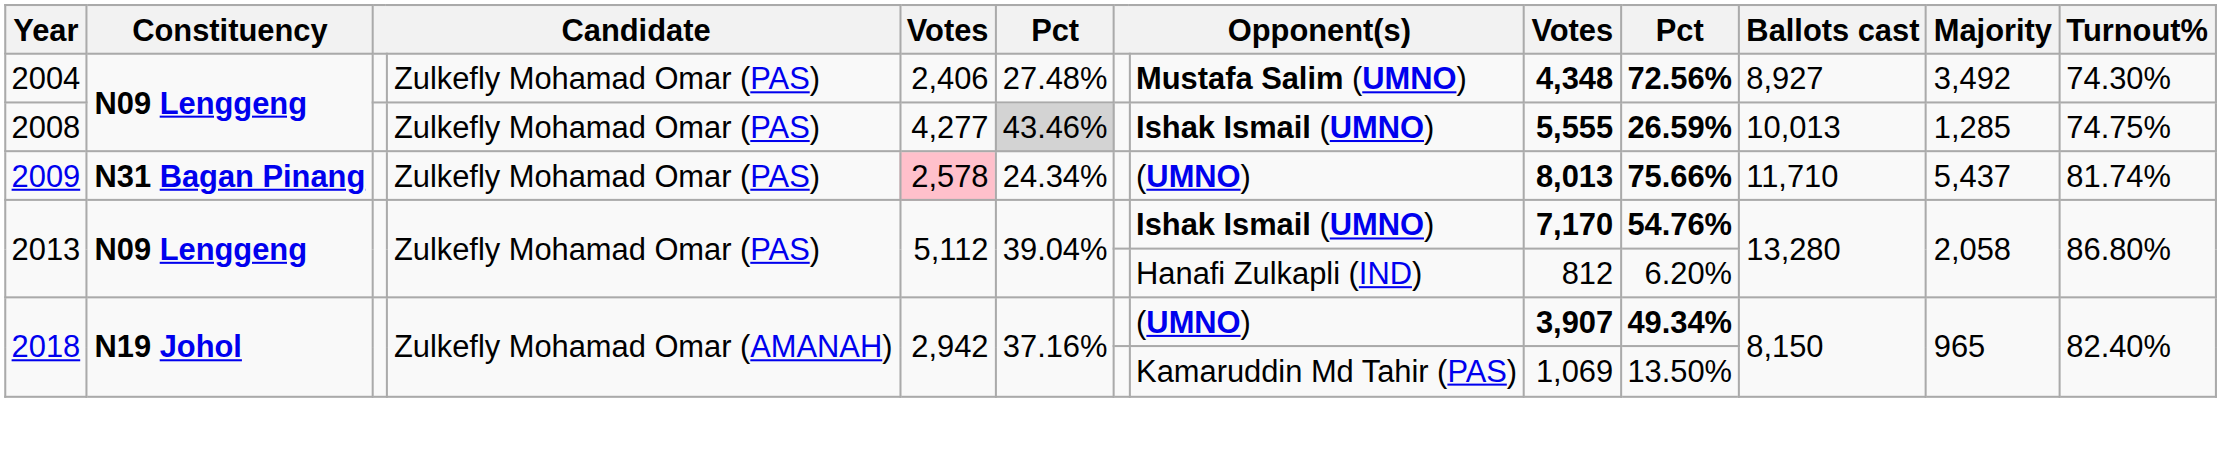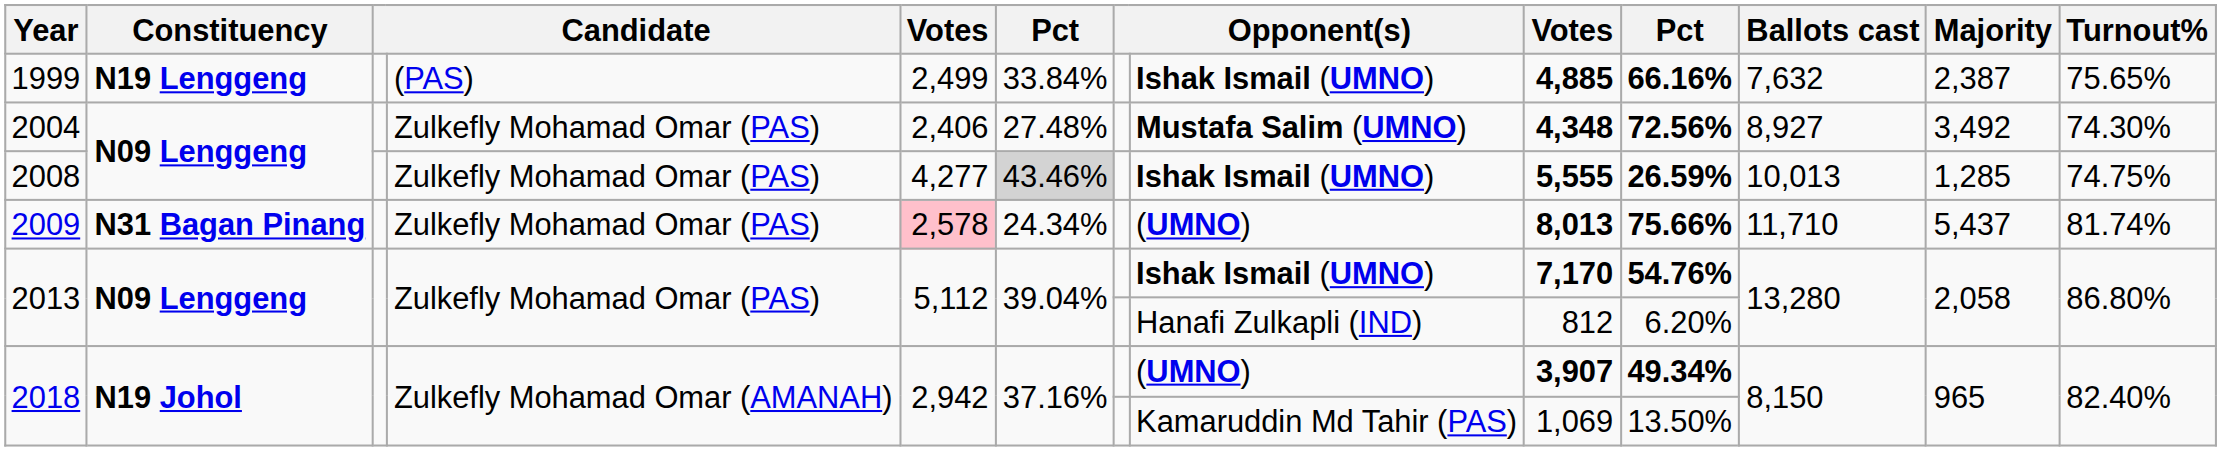+ row: (46, 78)
